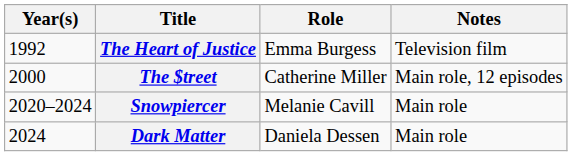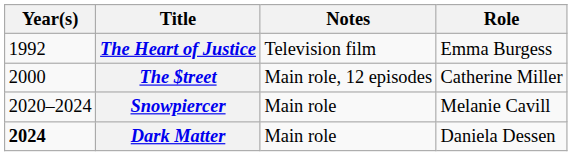columns swapped: (326, 19) <-> (479, 19)
(27, 135) normal -> (27, 135) bold
